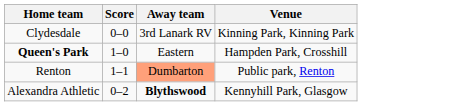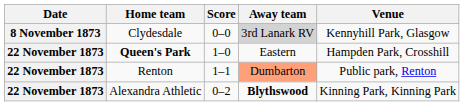+ column: (55, 14)
(176, 33) no background -> (278, 33) lightgrey background
(286, 33) Kinning Park, Kinning Park -> (388, 33) Kennyhill Park, Glasgow
(286, 91) Kennyhill Park, Glasgow -> (388, 91) Kinning Park, Kinning Park
